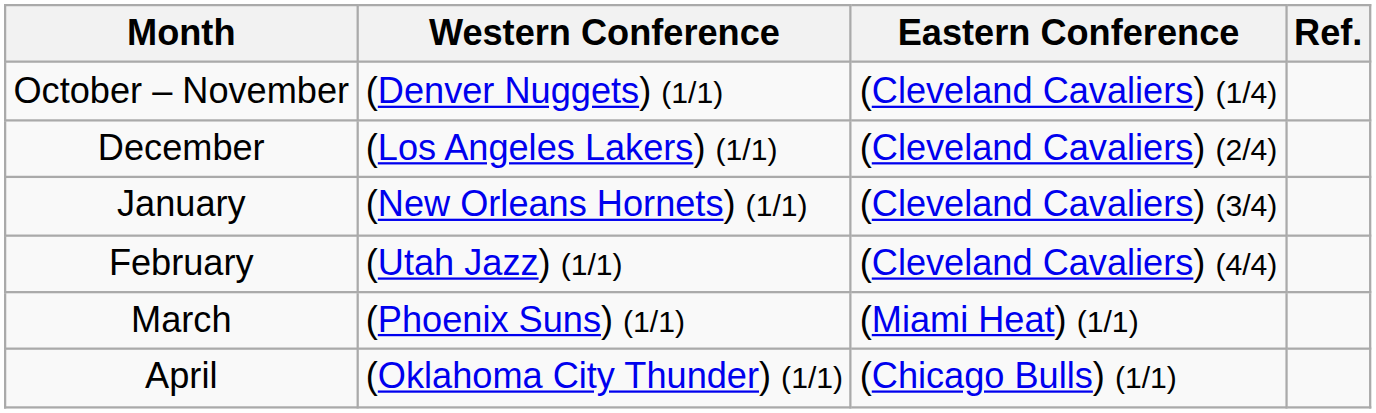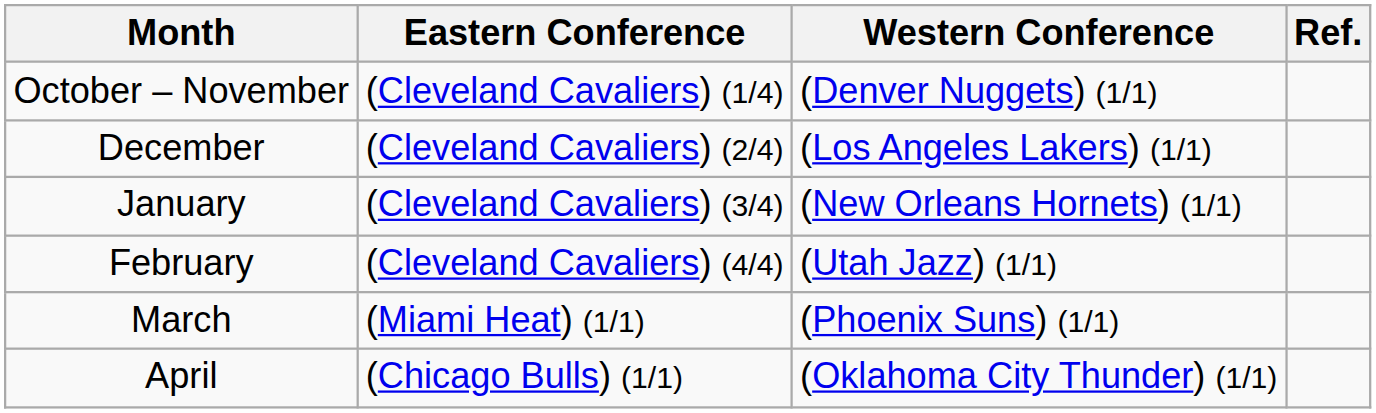columns swapped: (1069, 33) <-> (604, 33)
